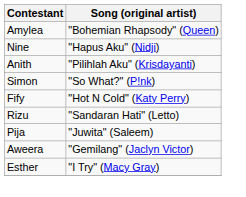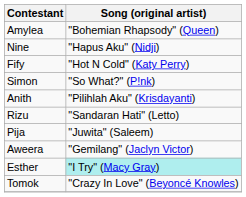rows swapped: (16, 99) <-> (19, 64)
(114, 167) no background -> (114, 167) paleturquoise background
+ row: (23, 184)
